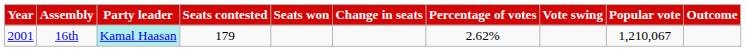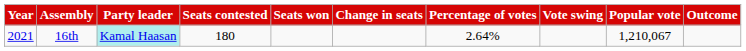(21, 35) 2001 -> (21, 35) 2021
(225, 35) 179 -> (225, 35) 180
(483, 35) 2.62% -> (483, 35) 2.64%
